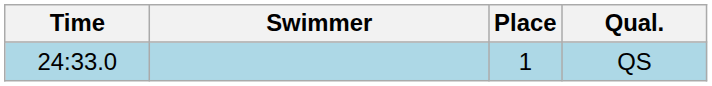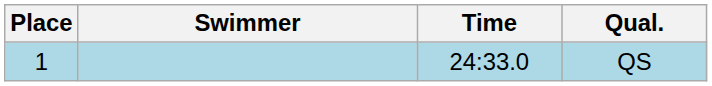columns swapped: (525, 23) <-> (77, 23)
